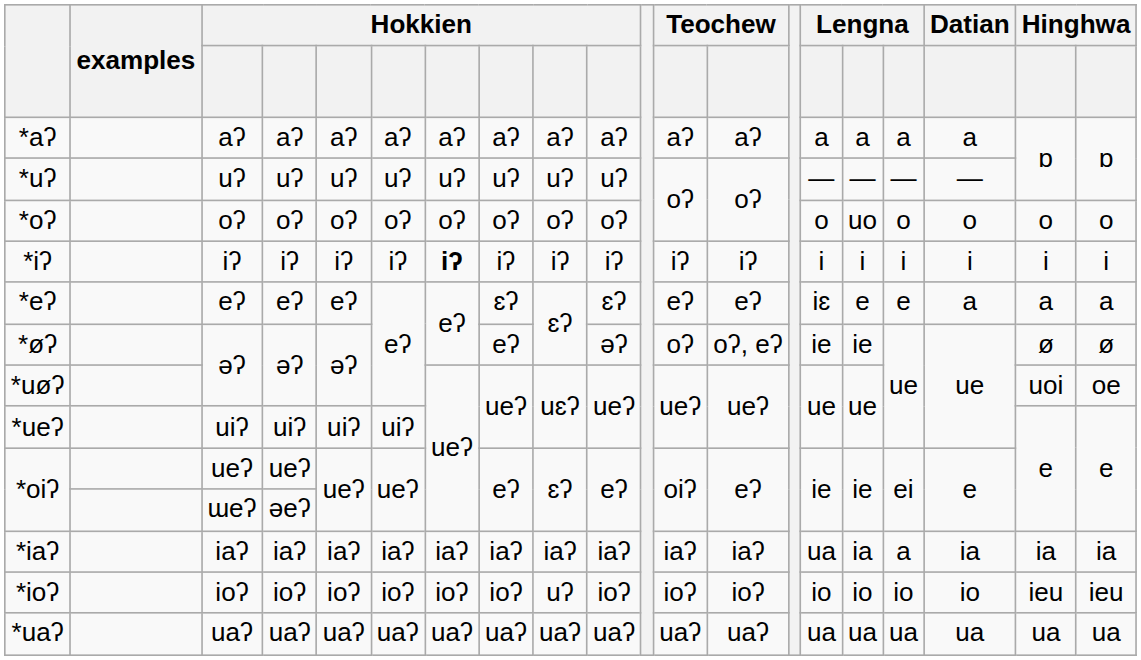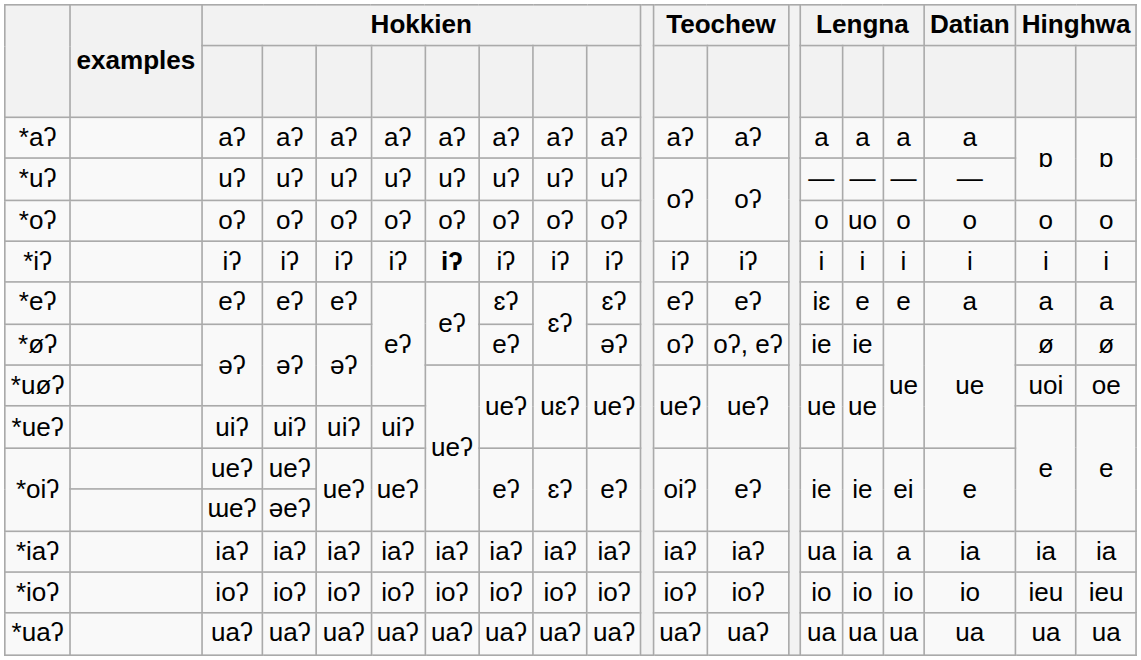(560, 592) uʔ -> (560, 592) ioʔ
